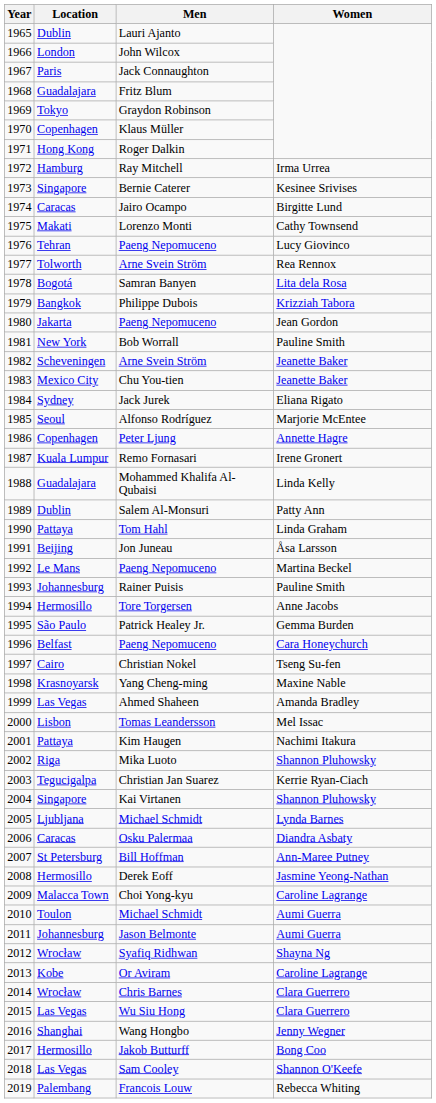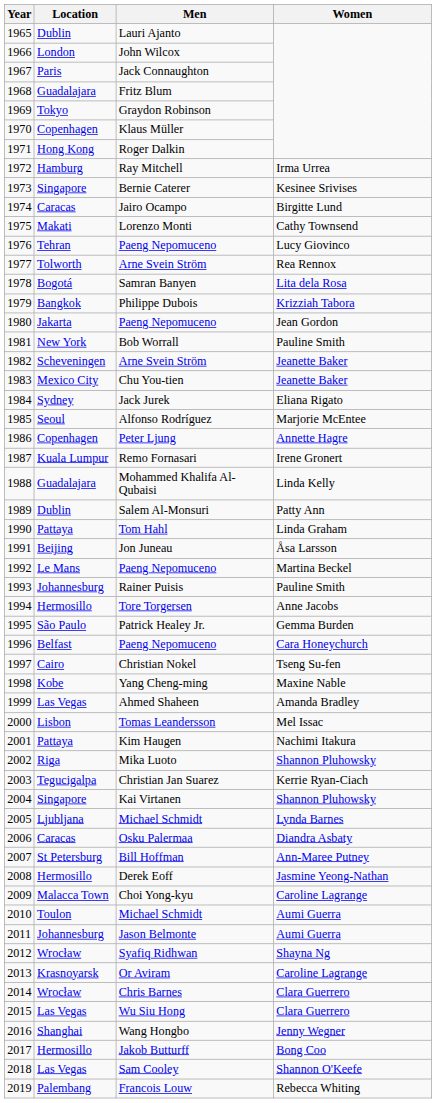(68, 683) Krasnoyarsk -> (50, 683) Kobe
(50, 972) Kobe -> (68, 972) Krasnoyarsk
